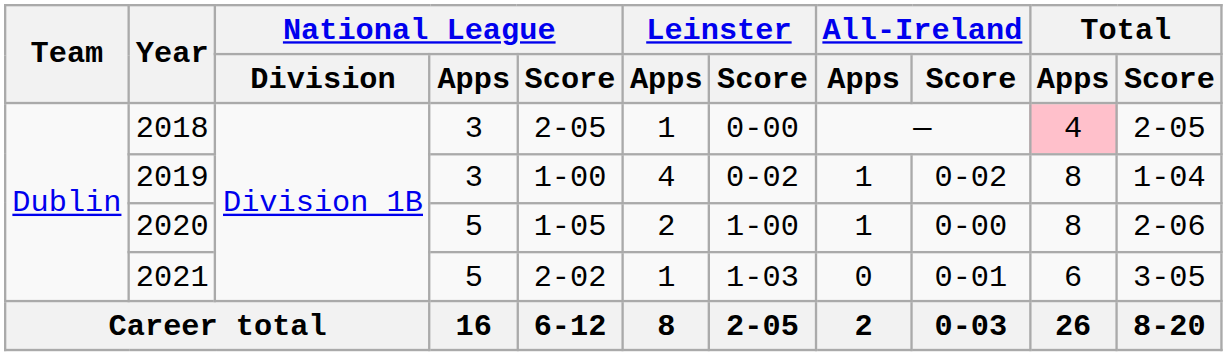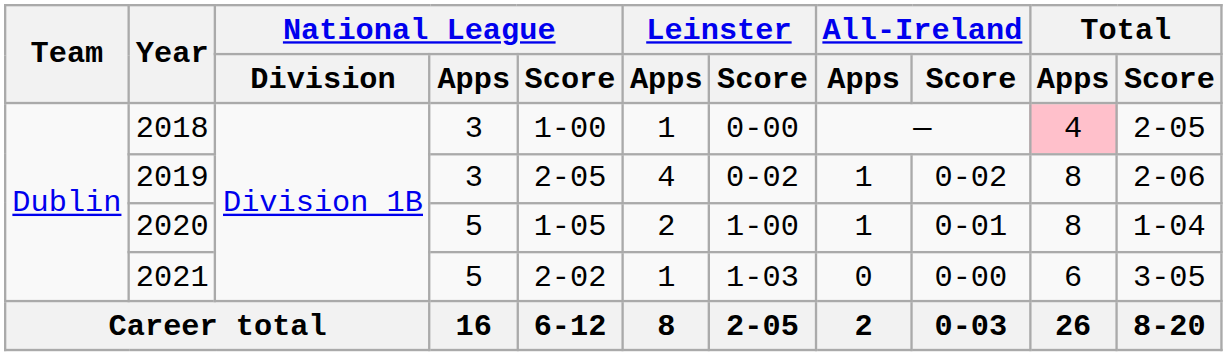(570, 129) 2-05 -> (570, 129) 1-00
(570, 178) 1-00 -> (570, 178) 2-05
(1169, 178) 1-04 -> (1169, 178) 2-06
(971, 227) 0-00 -> (971, 227) 0-01
(1169, 227) 2-06 -> (1169, 227) 1-04
(971, 277) 0-01 -> (971, 277) 0-00
